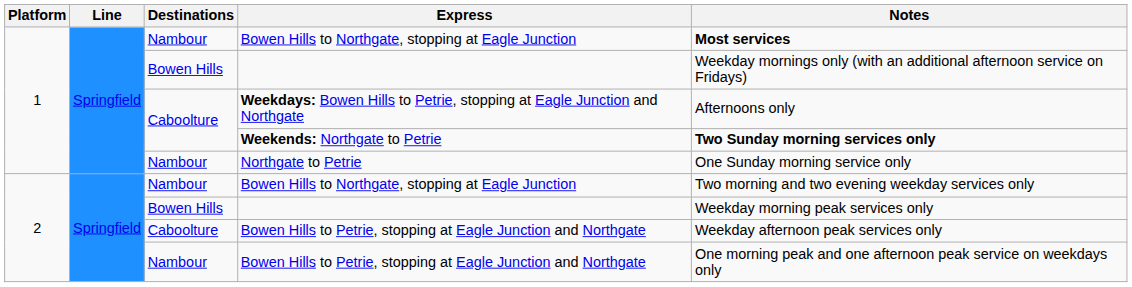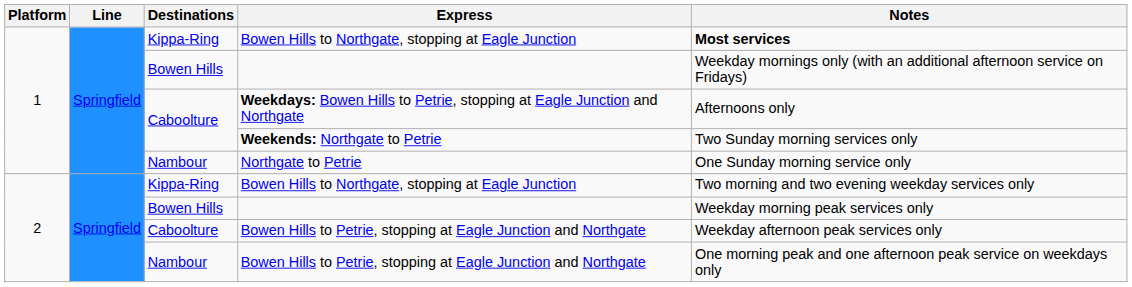(177, 38) Nambour -> (183, 38) Kippa-Ring
(815, 139) bold -> (806, 139) normal
(177, 185) Nambour -> (183, 185) Kippa-Ring
